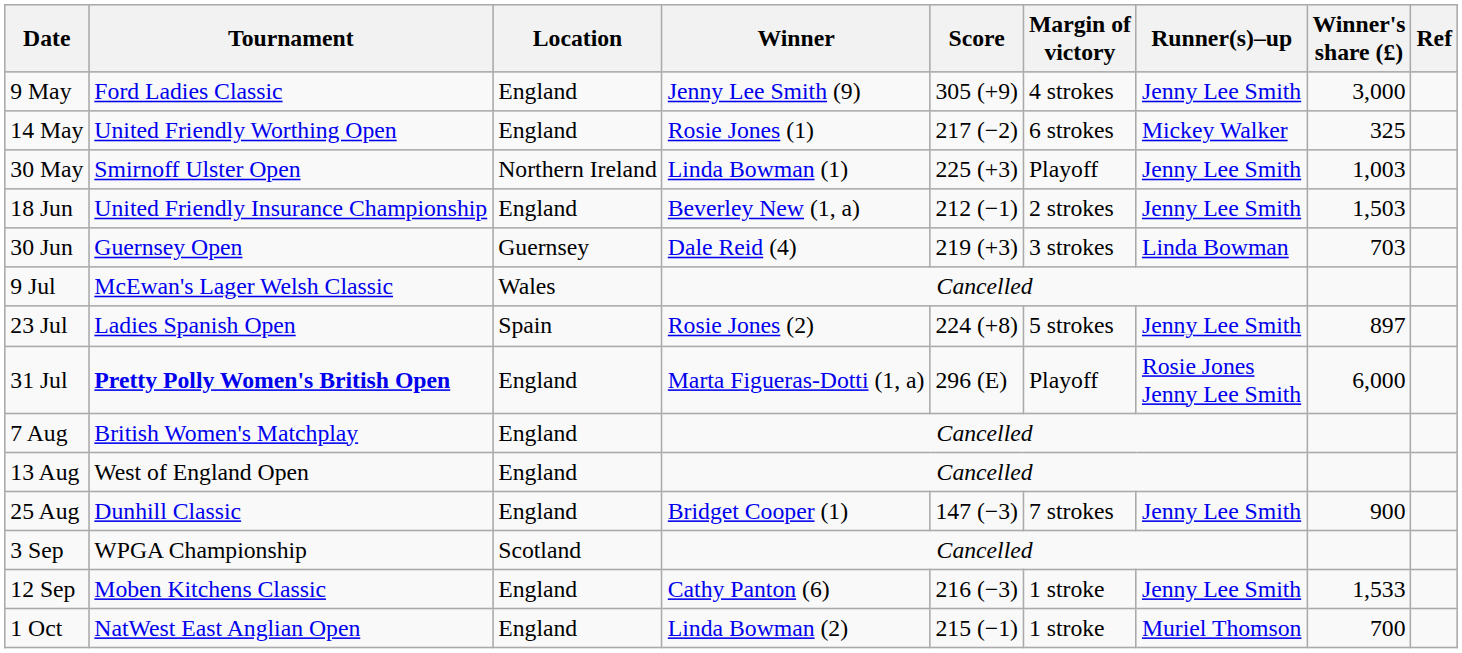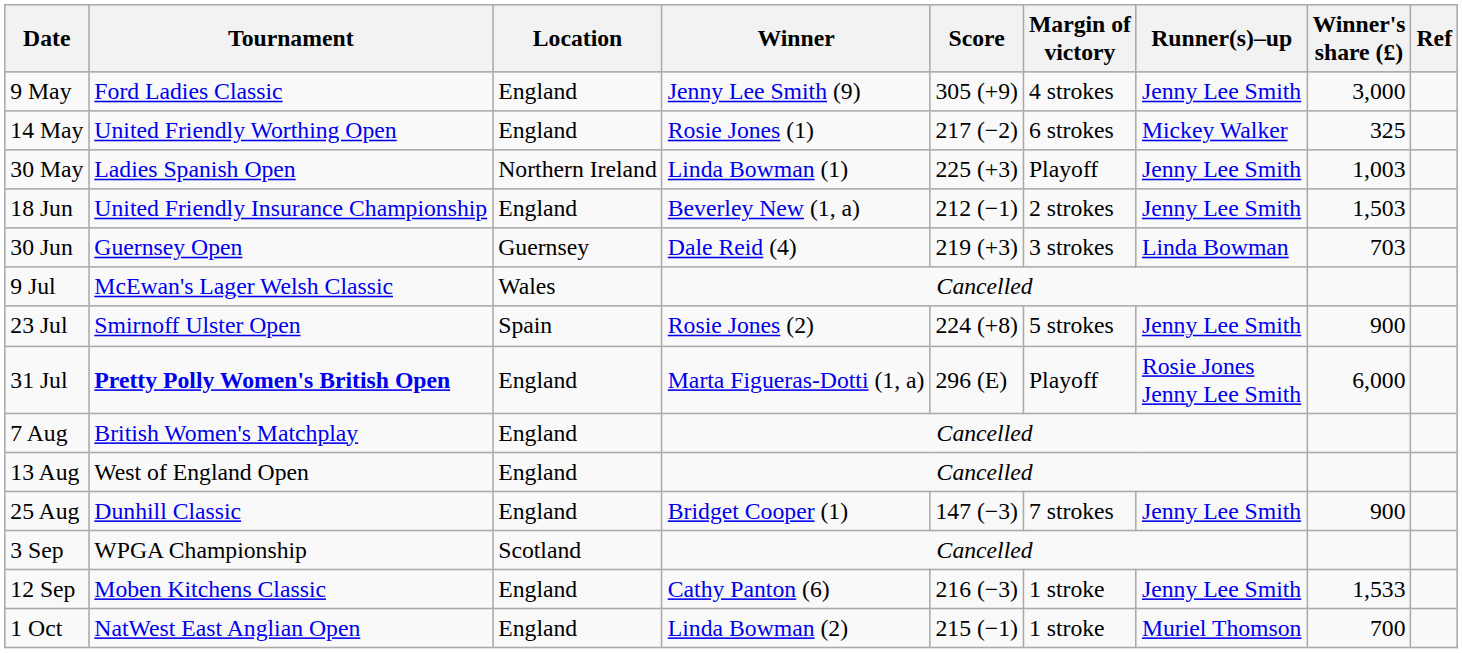(197, 169) Smirnoff Ulster Open -> (195, 169) Ladies Spanish Open
(195, 325) Ladies Spanish Open -> (197, 325) Smirnoff Ulster Open
(1388, 325) 897 -> (1388, 325) 900
